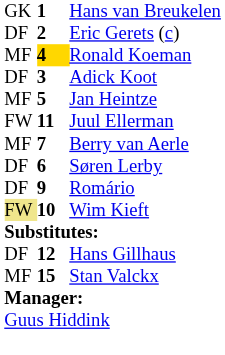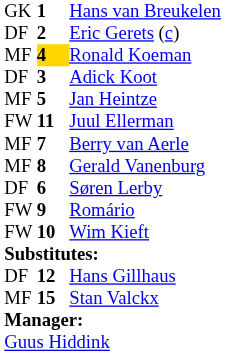+ row: (137, 165)
(16, 187) DF -> (18, 209) FW
(18, 209) khaki background -> (18, 231) no background
